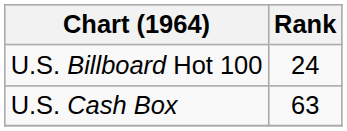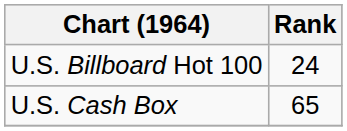(305, 105) 63 -> (305, 105) 65
